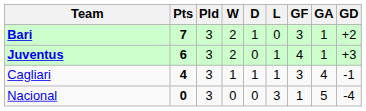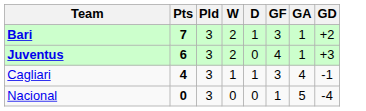- column: (277, 14)
